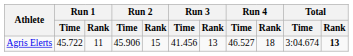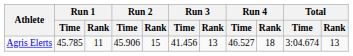(70, 44) 45.722 -> (70, 44) 45.785
(335, 44) bold -> (335, 44) normal
